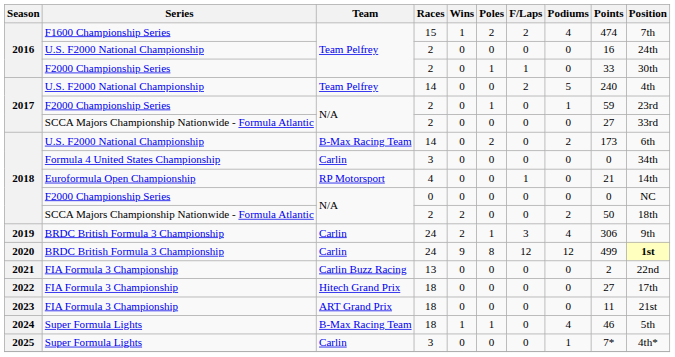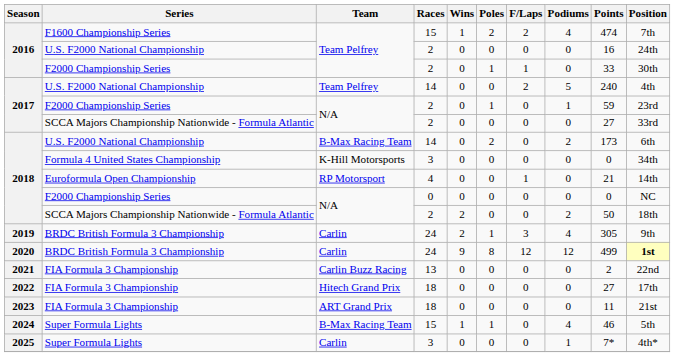(333, 160) Carlin -> (362, 160) K-Hill Motorsports
(609, 233) 306 -> (609, 233) 305
(431, 324) 18 -> (431, 324) 15
